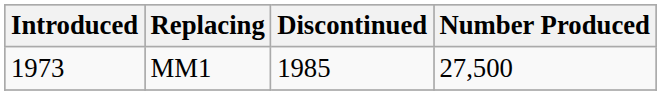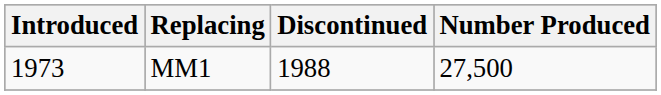(304, 68) 1985 -> (304, 68) 1988
